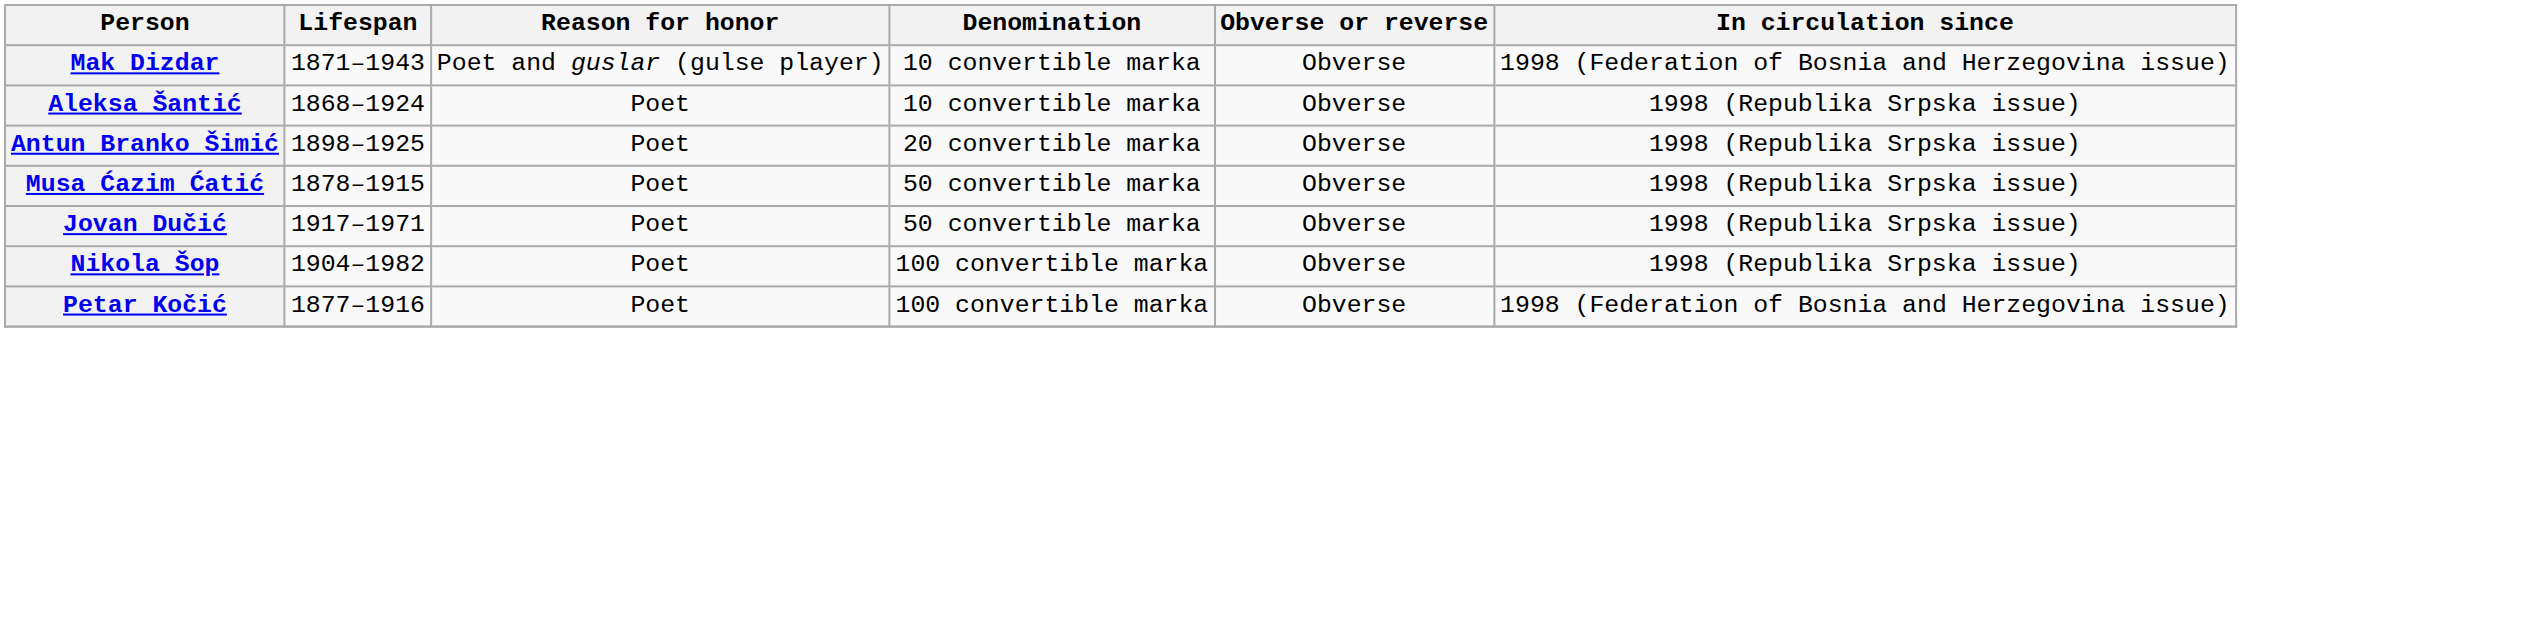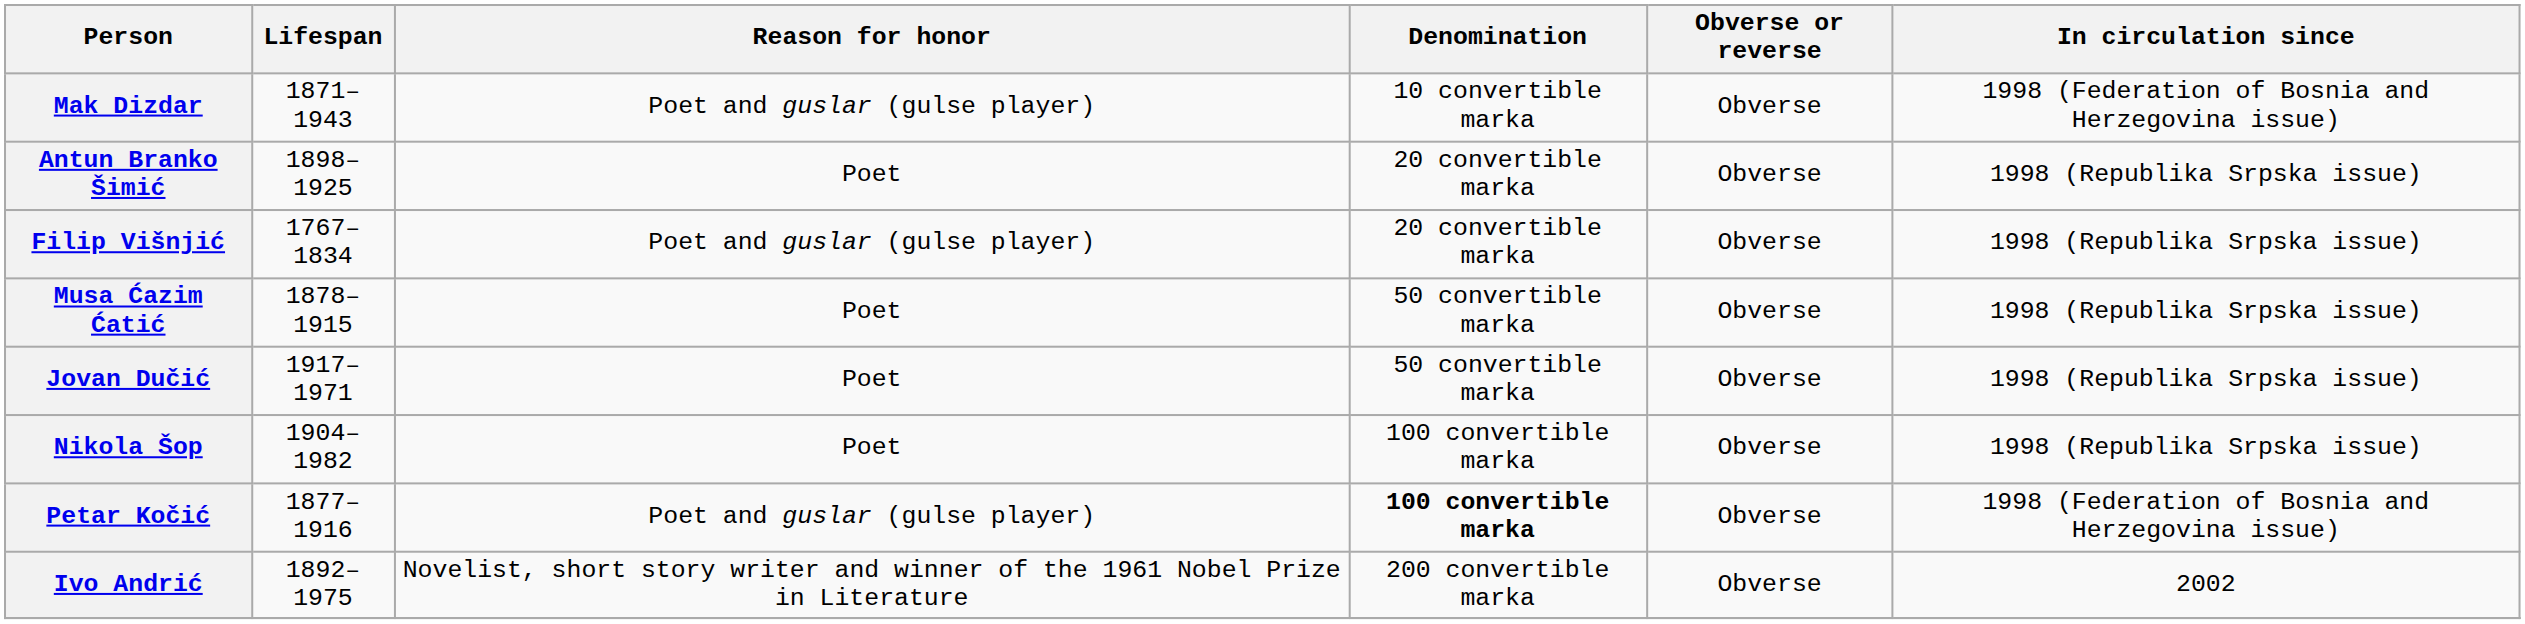- row: (145, 106)
+ row: (128, 244)
(660, 306) Poet -> (872, 517) Poet and guslar (gulse player)
(1052, 306) normal -> (1498, 517) bold
+ row: (128, 585)
